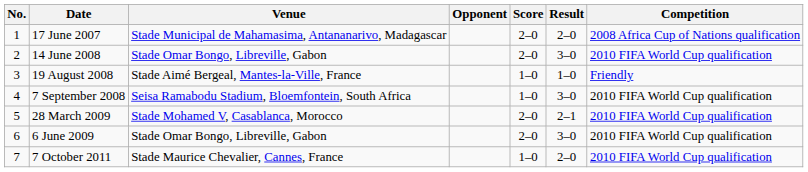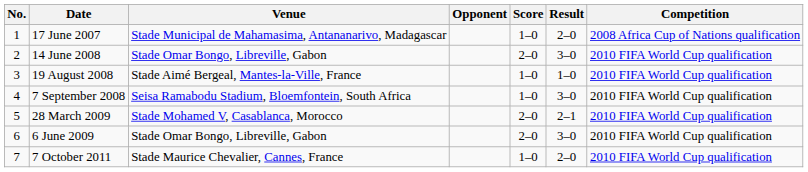(528, 34) 2–0 -> (528, 34) 1–0
(612, 75) Friendly -> (681, 75) 2010 FIFA World Cup qualification
